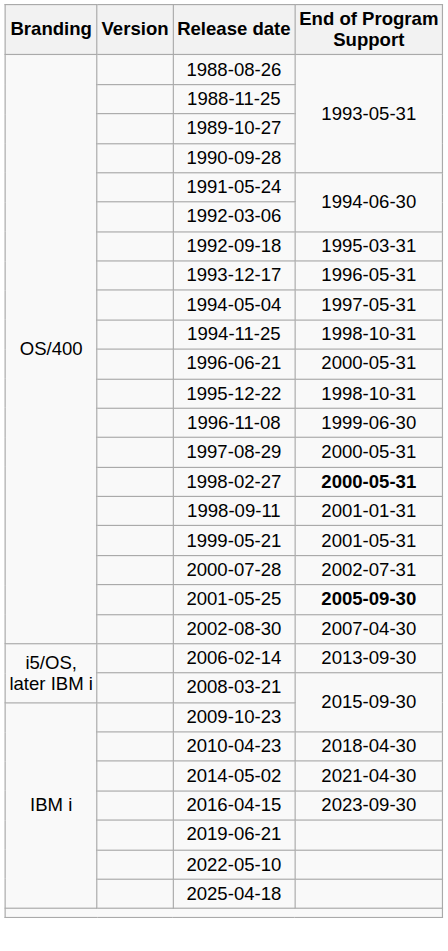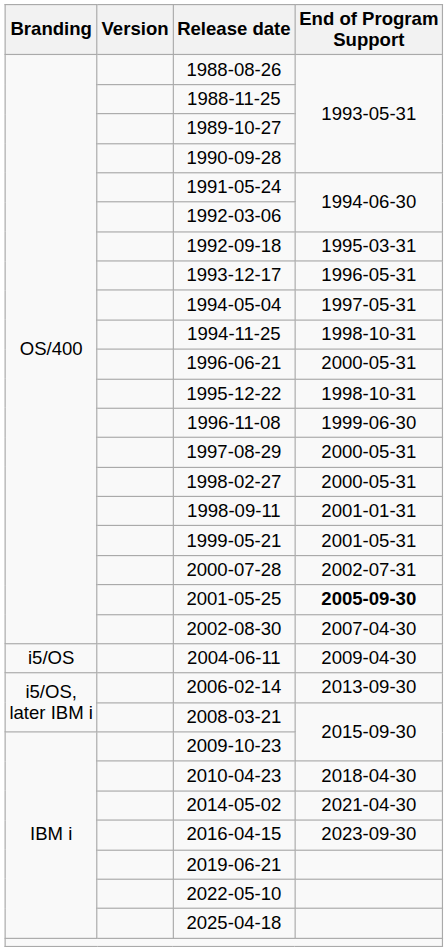(369, 481) bold -> (369, 481) normal
+ row: (234, 658)
